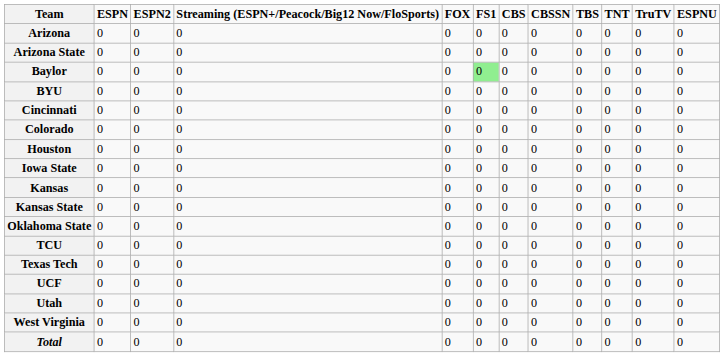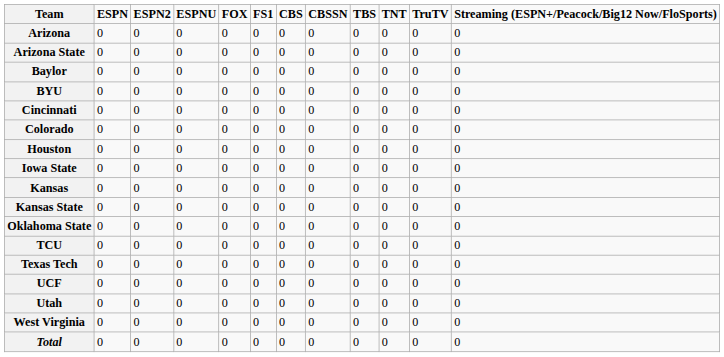columns swapped: (697, 14) <-> (308, 14)
(479, 71) lightgreen background -> (256, 71) no background
